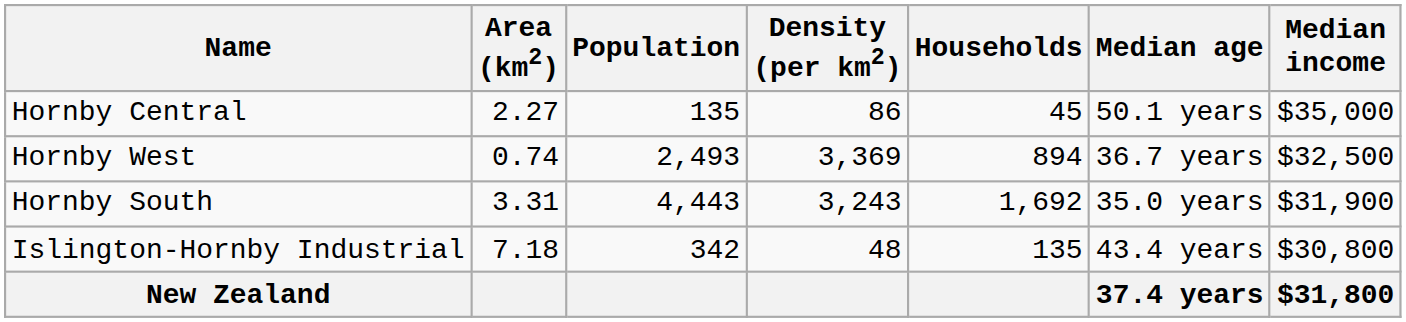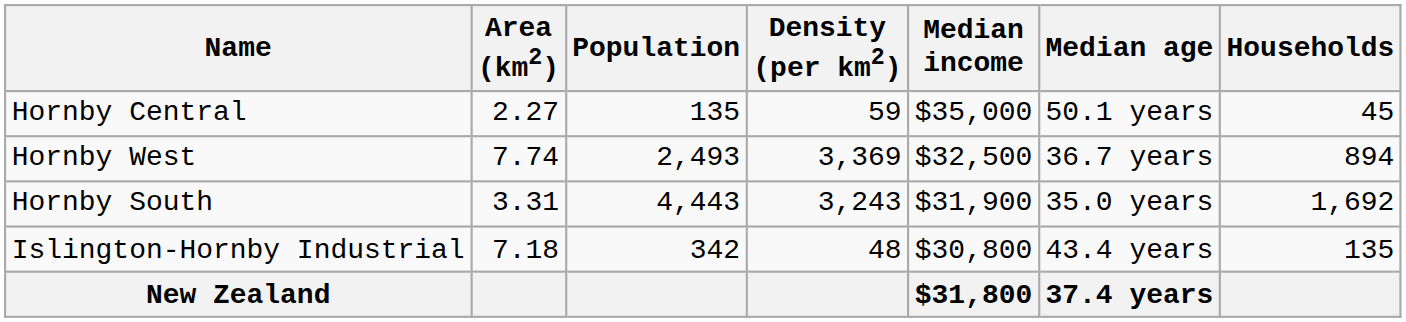columns swapped: (999, 48) <-> (1336, 48)
(885, 113) 86 -> (885, 113) 59
(525, 158) 0.74 -> (525, 158) 7.74
